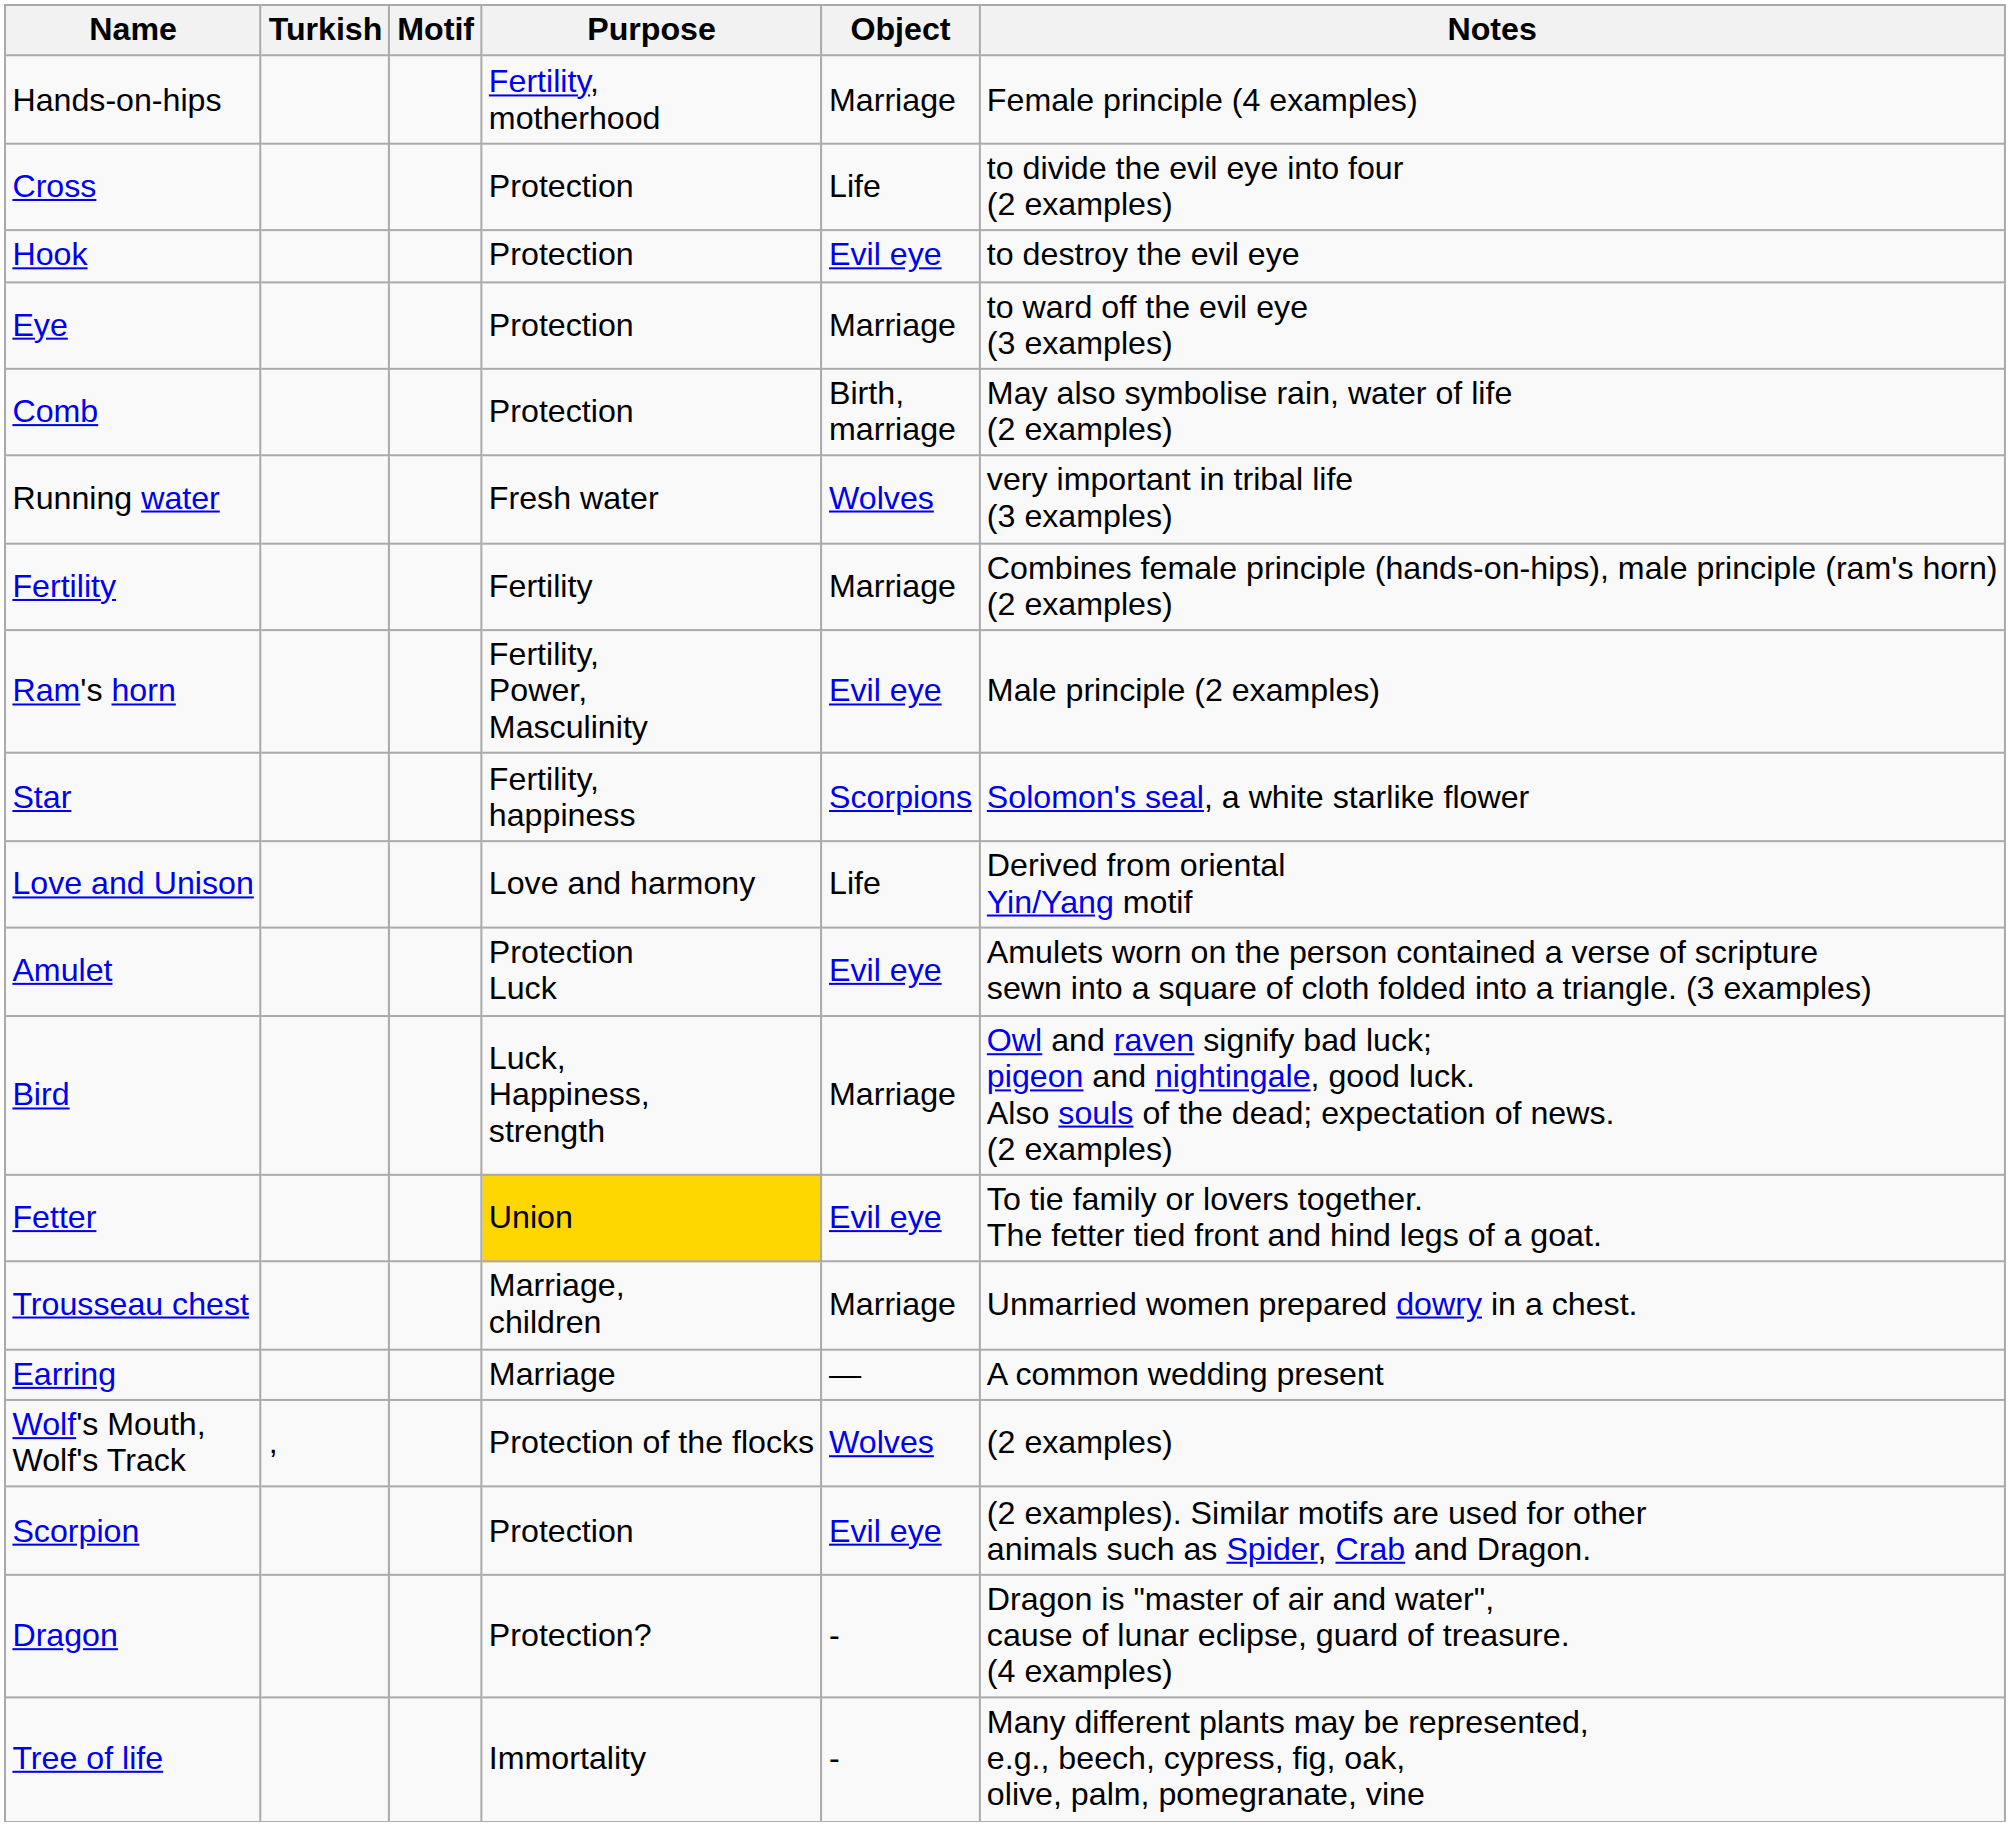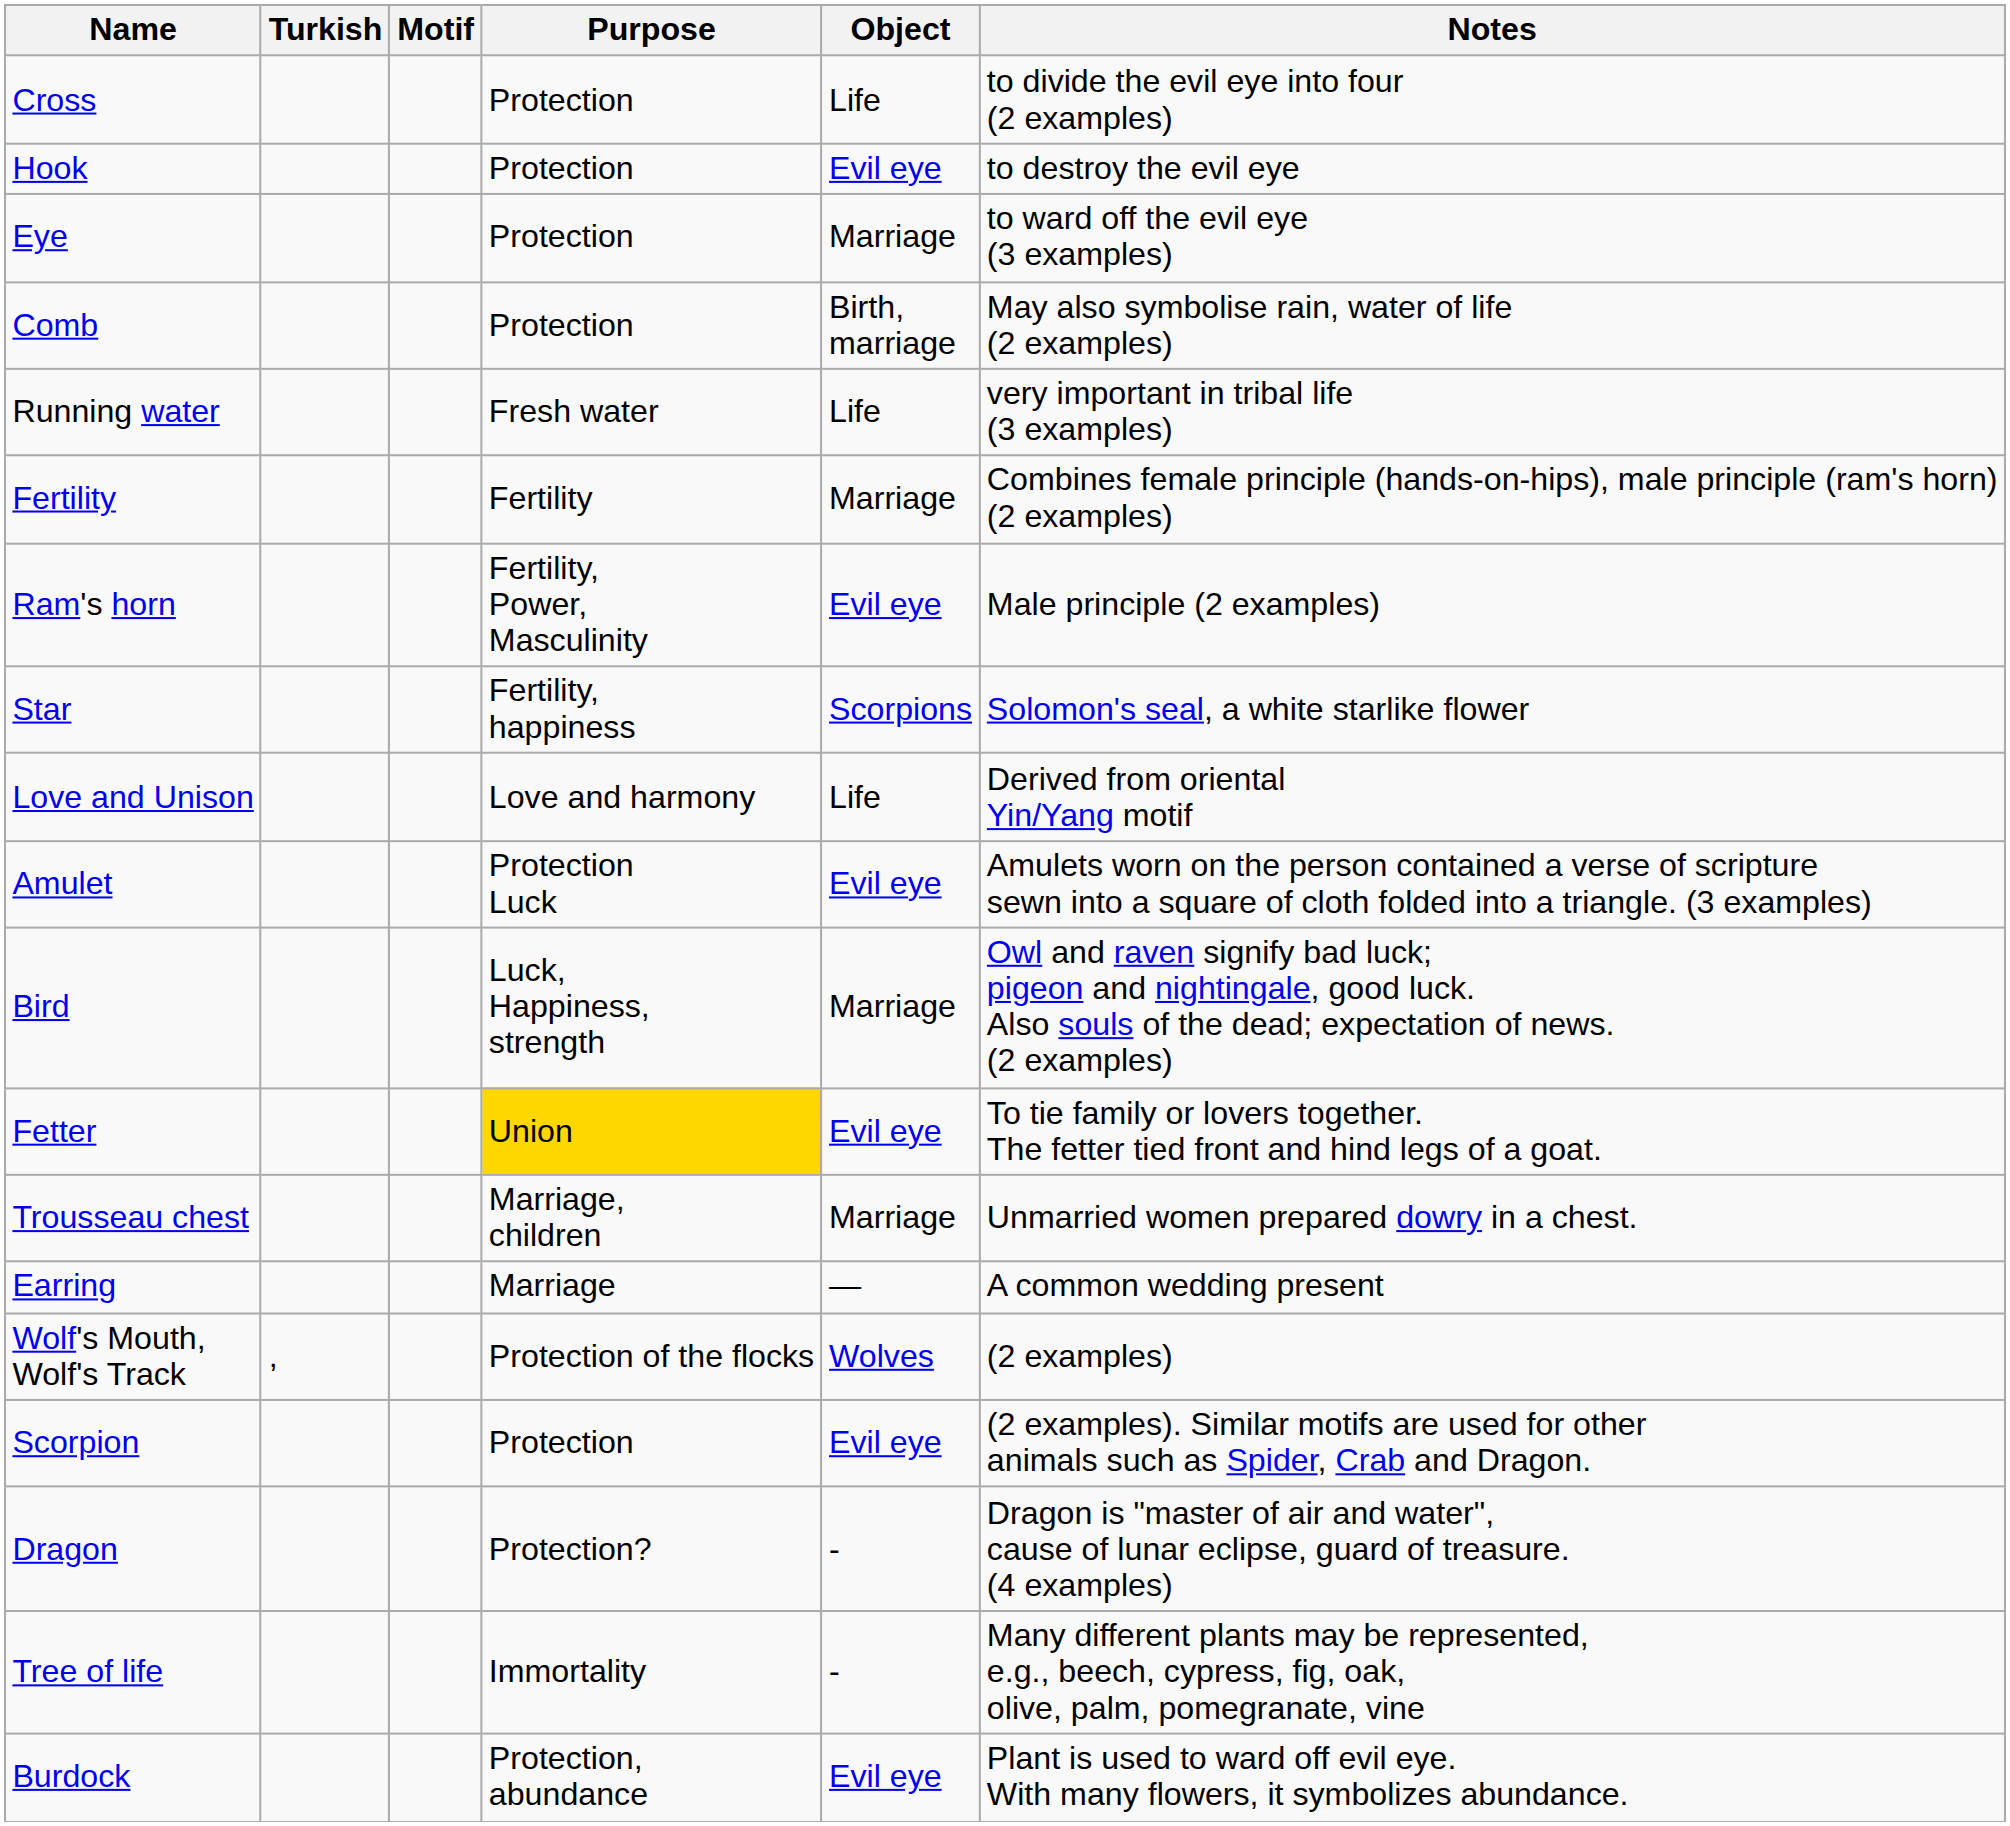- row: (117, 99)
(881, 498) Wolves -> (855, 411) Life
+ row: (71, 1776)
